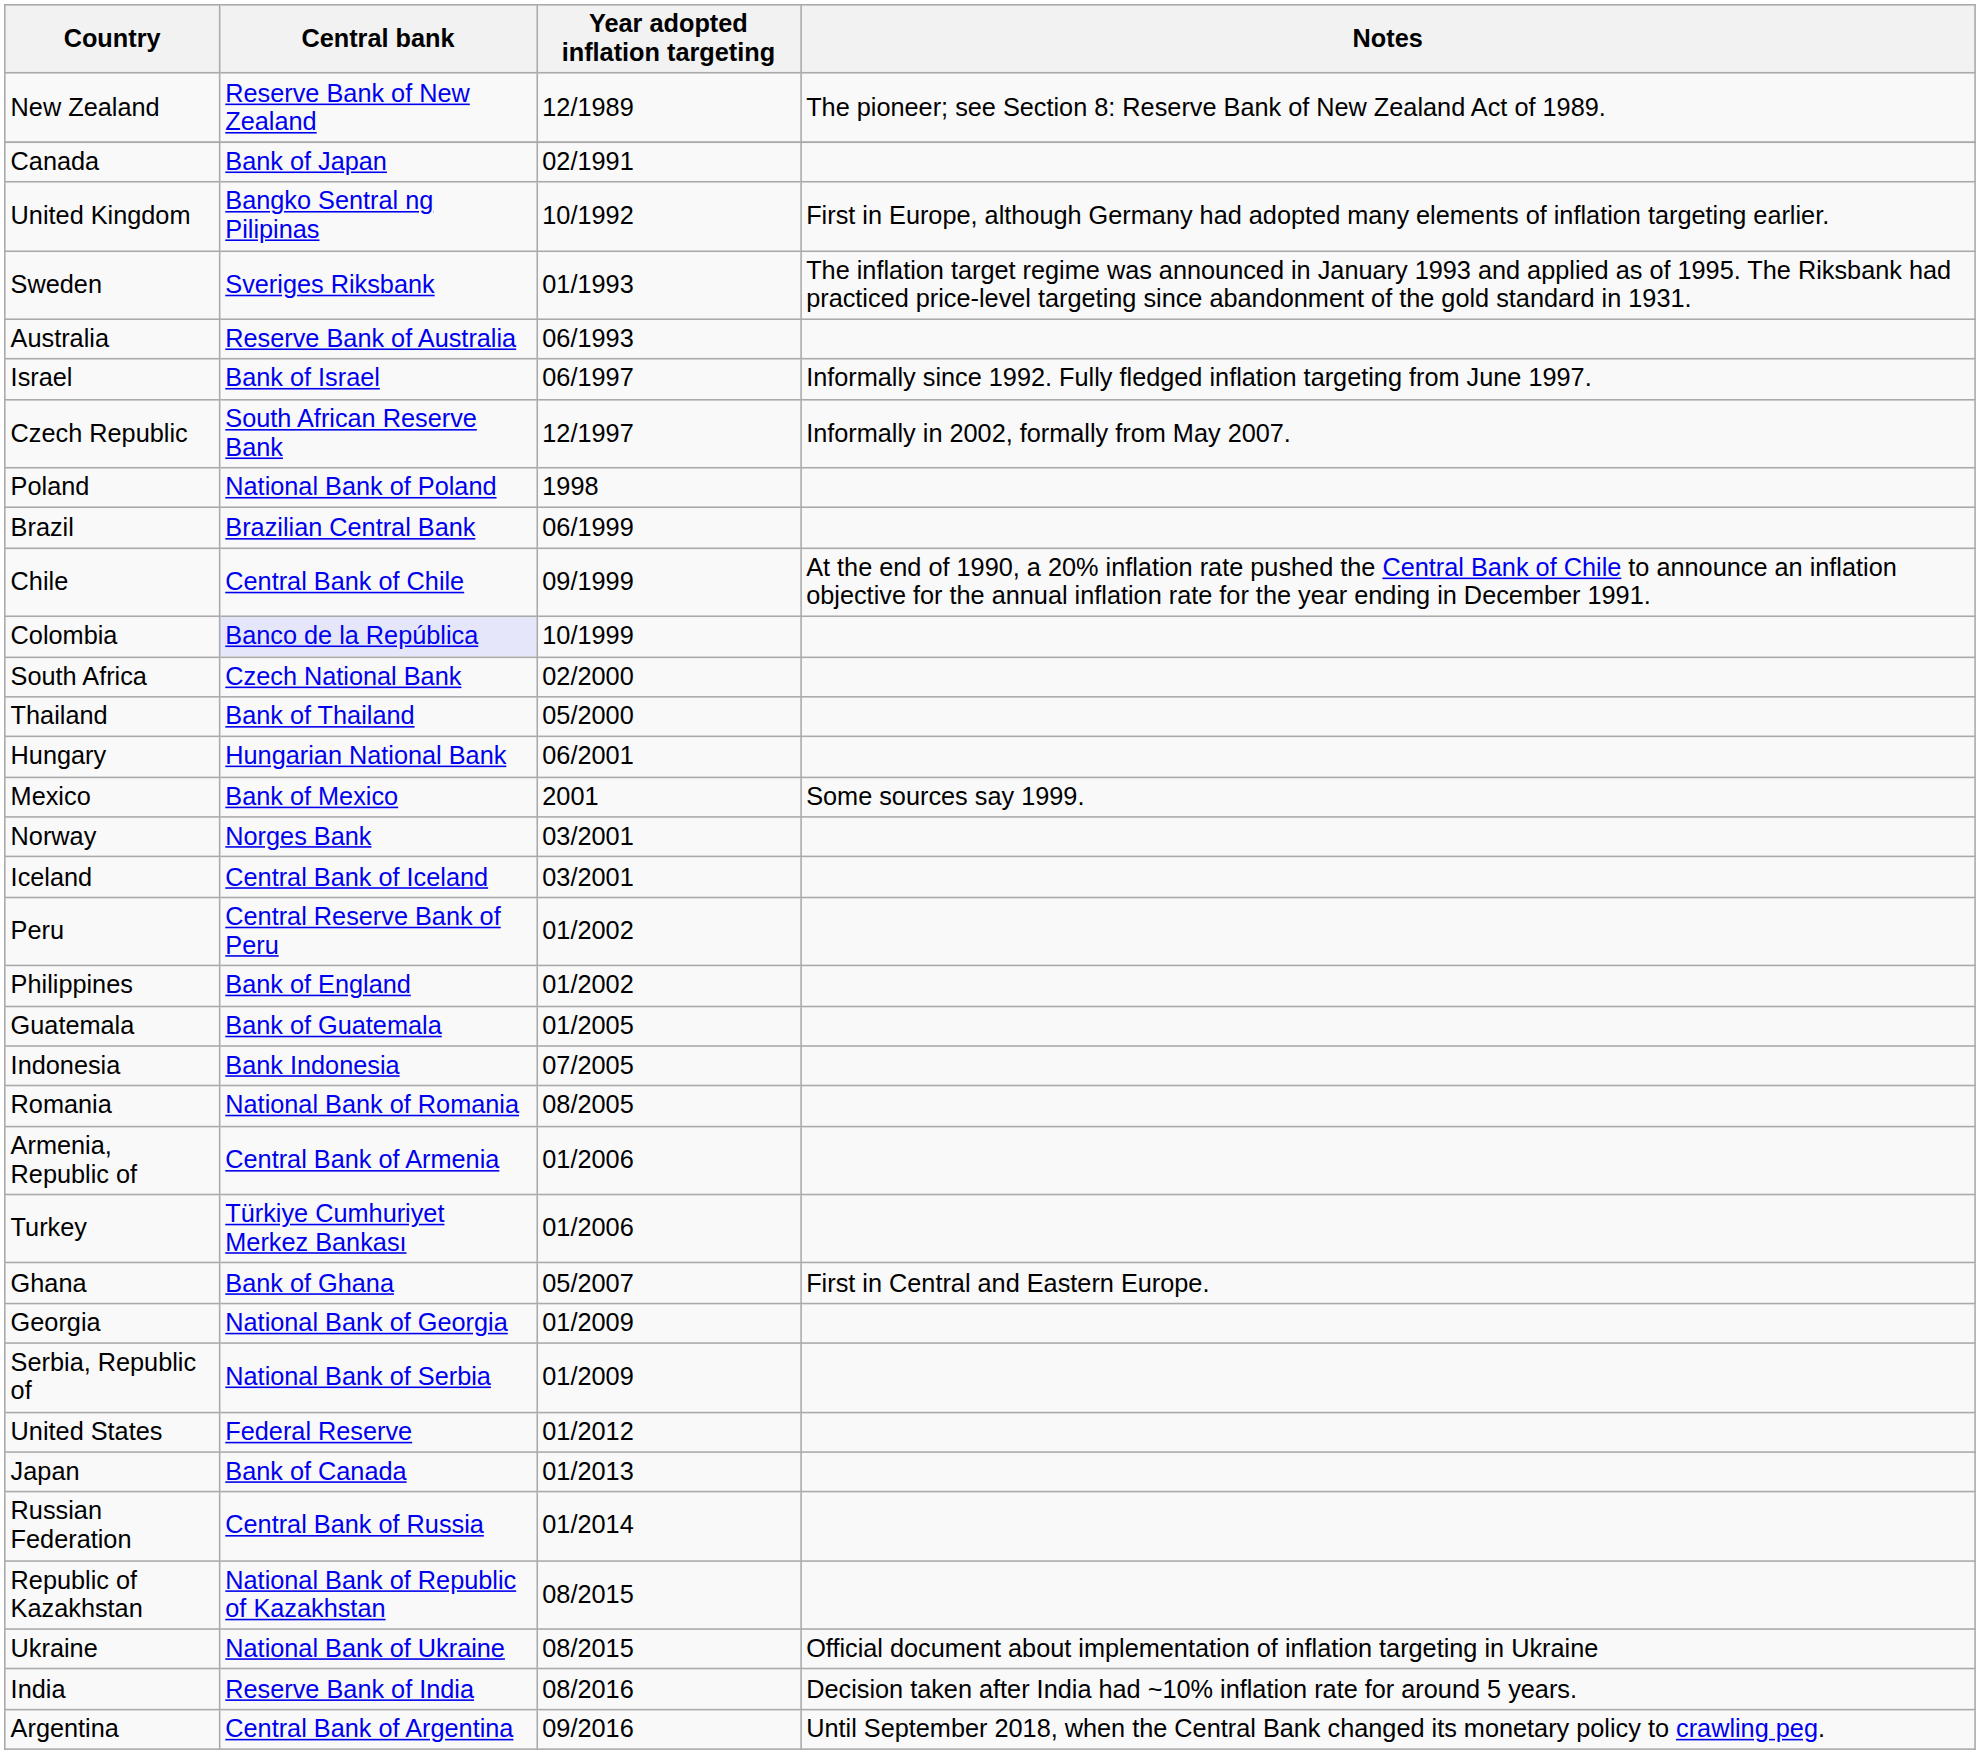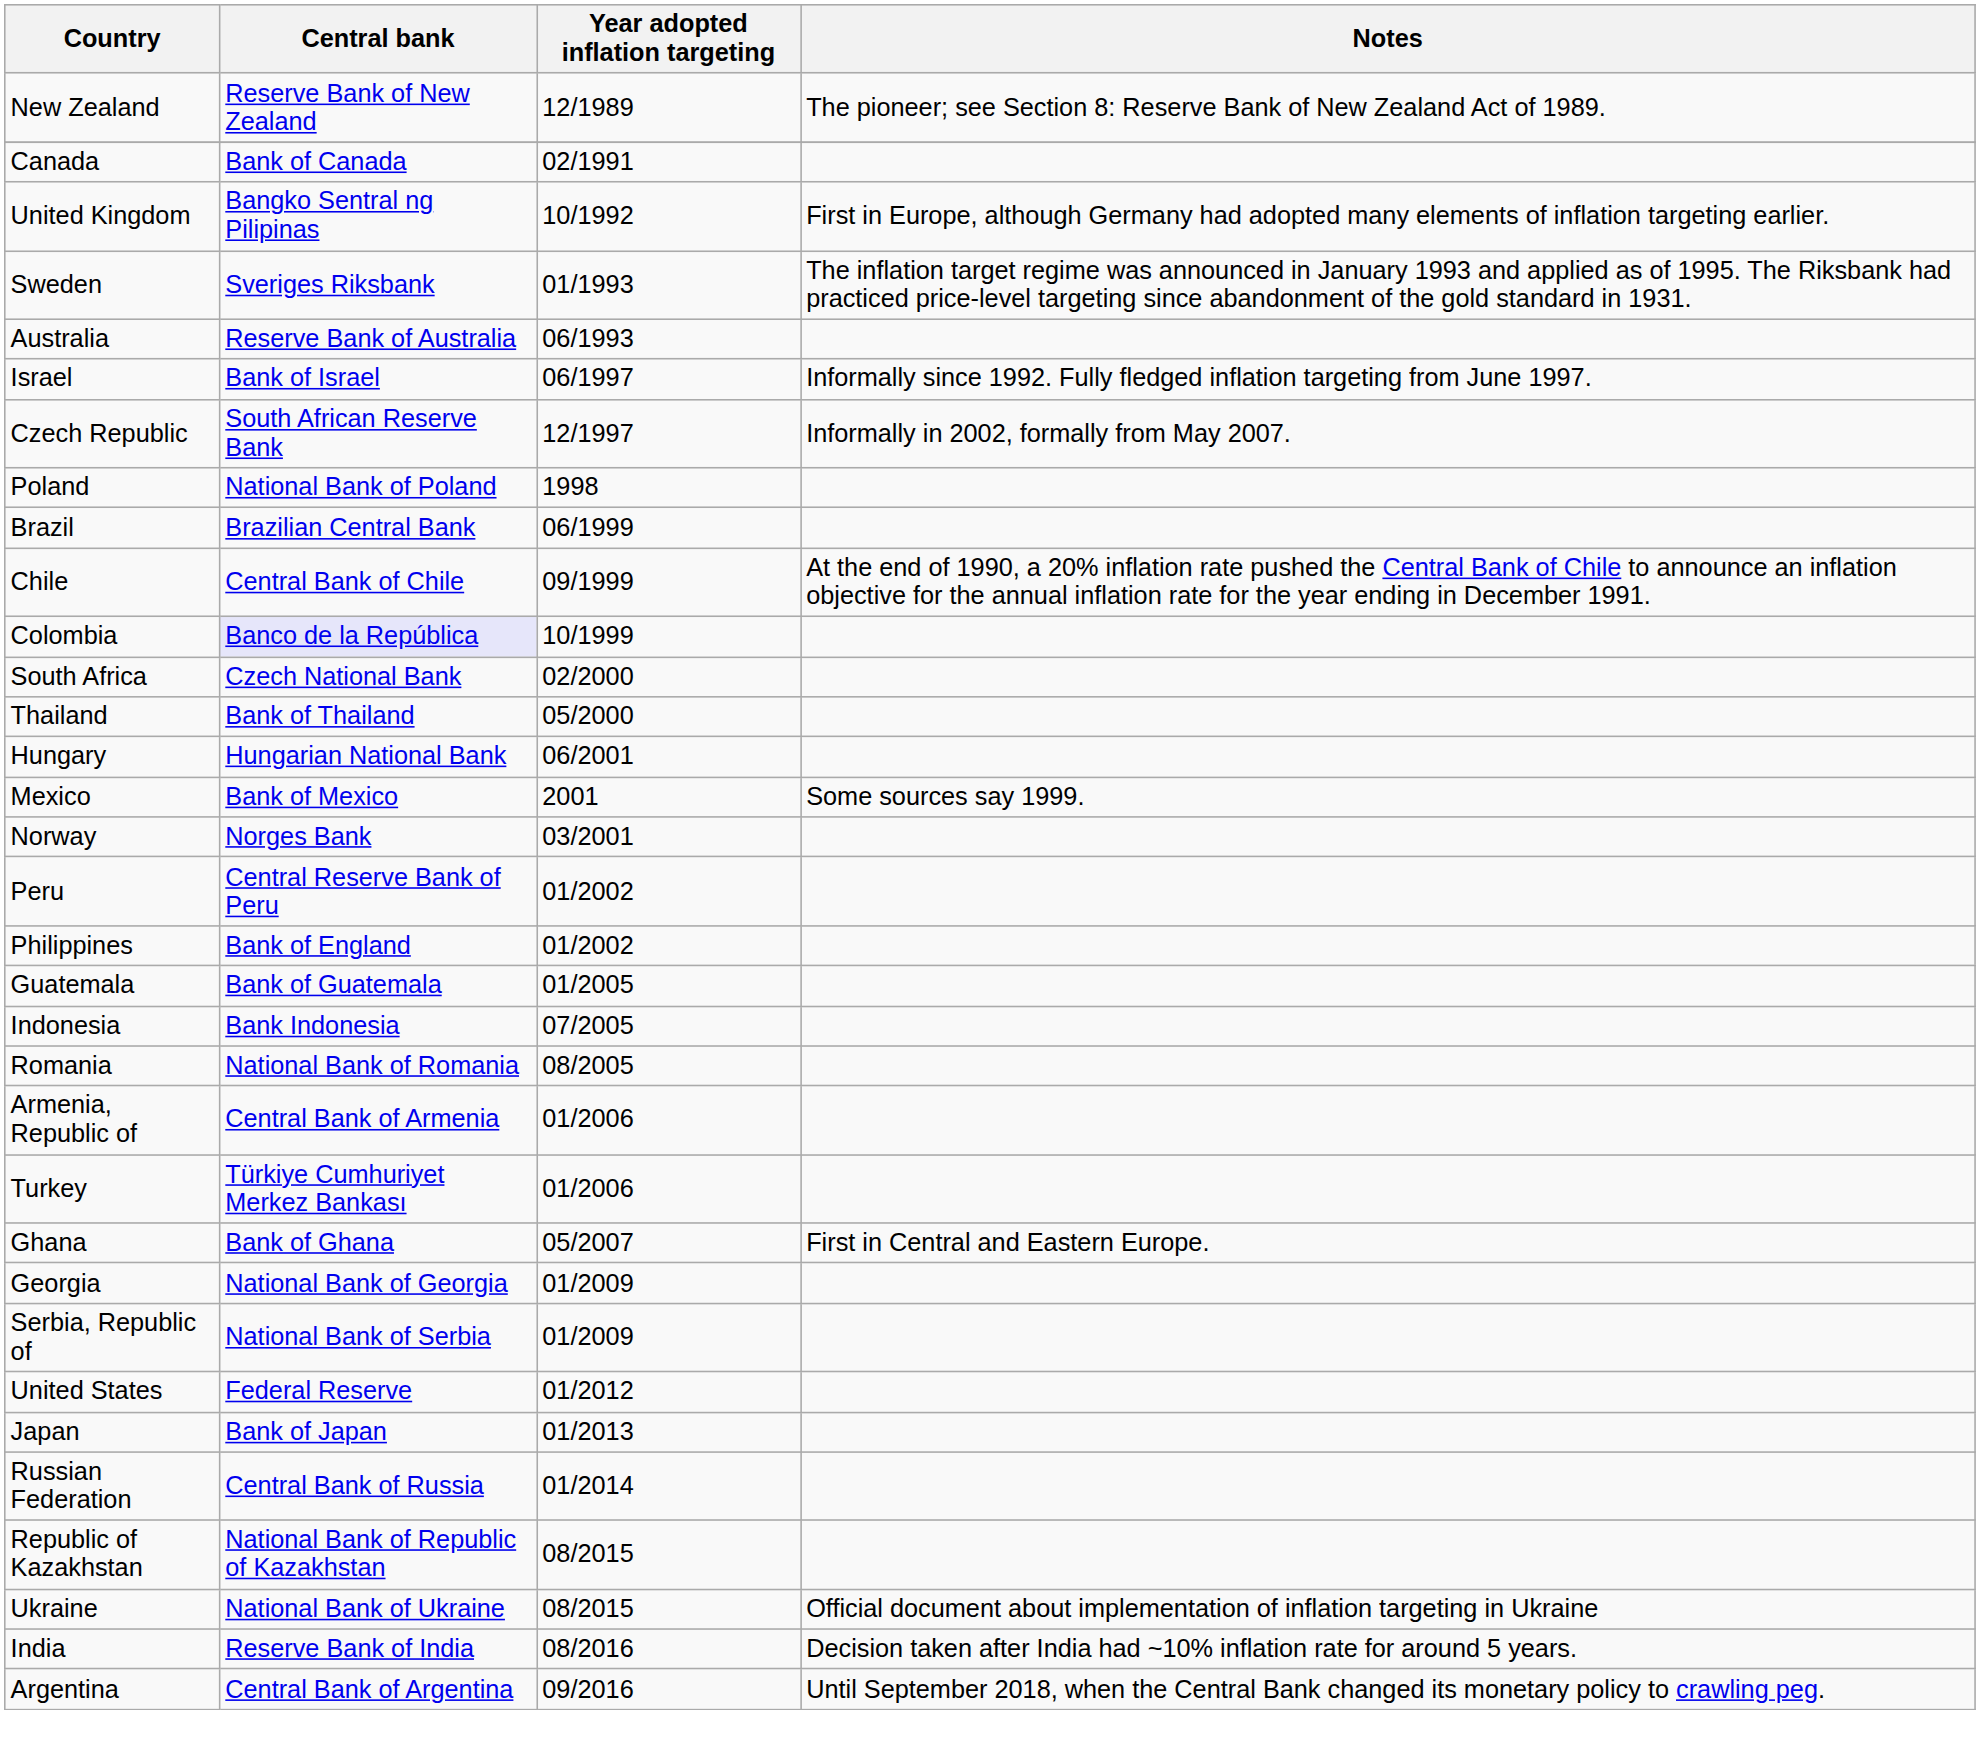(306, 161) Bank of Japan -> (316, 161) Bank of Canada
- row: (51, 876)
(316, 1471) Bank of Canada -> (306, 1431) Bank of Japan
